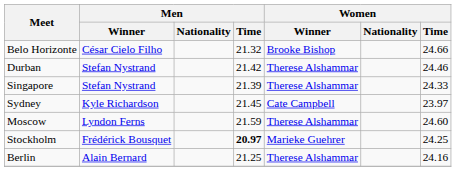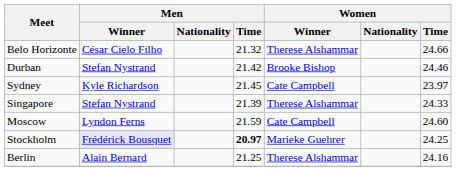(301, 49) Brooke Bishop -> (312, 49) Therese Alshammar
(312, 67) Therese Alshammar -> (301, 67) Brooke Bishop
rows swapped: (24, 103) <-> (30, 85)
(312, 121) Therese Alshammar -> (301, 121) Cate Campbell
(127, 139) no background -> (127, 139) lavender background
